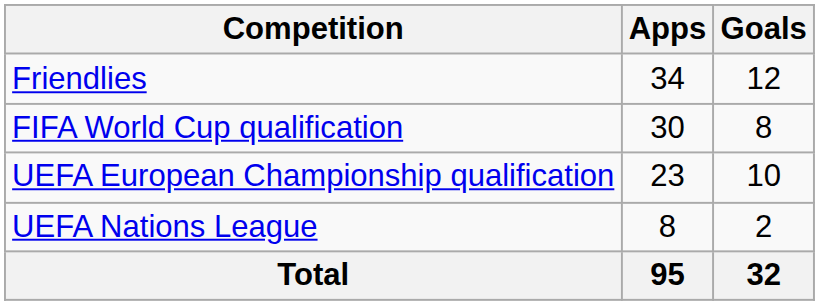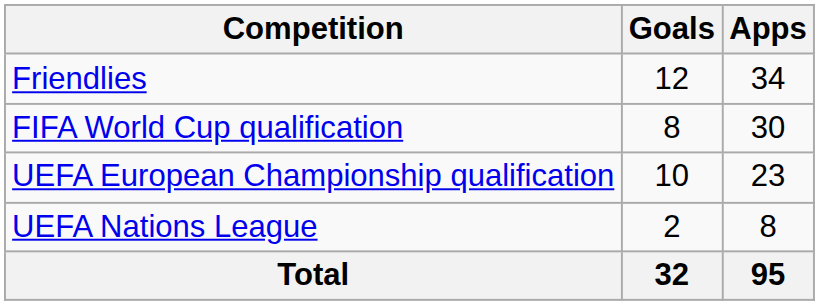columns swapped: (667, 29) <-> (764, 29)
